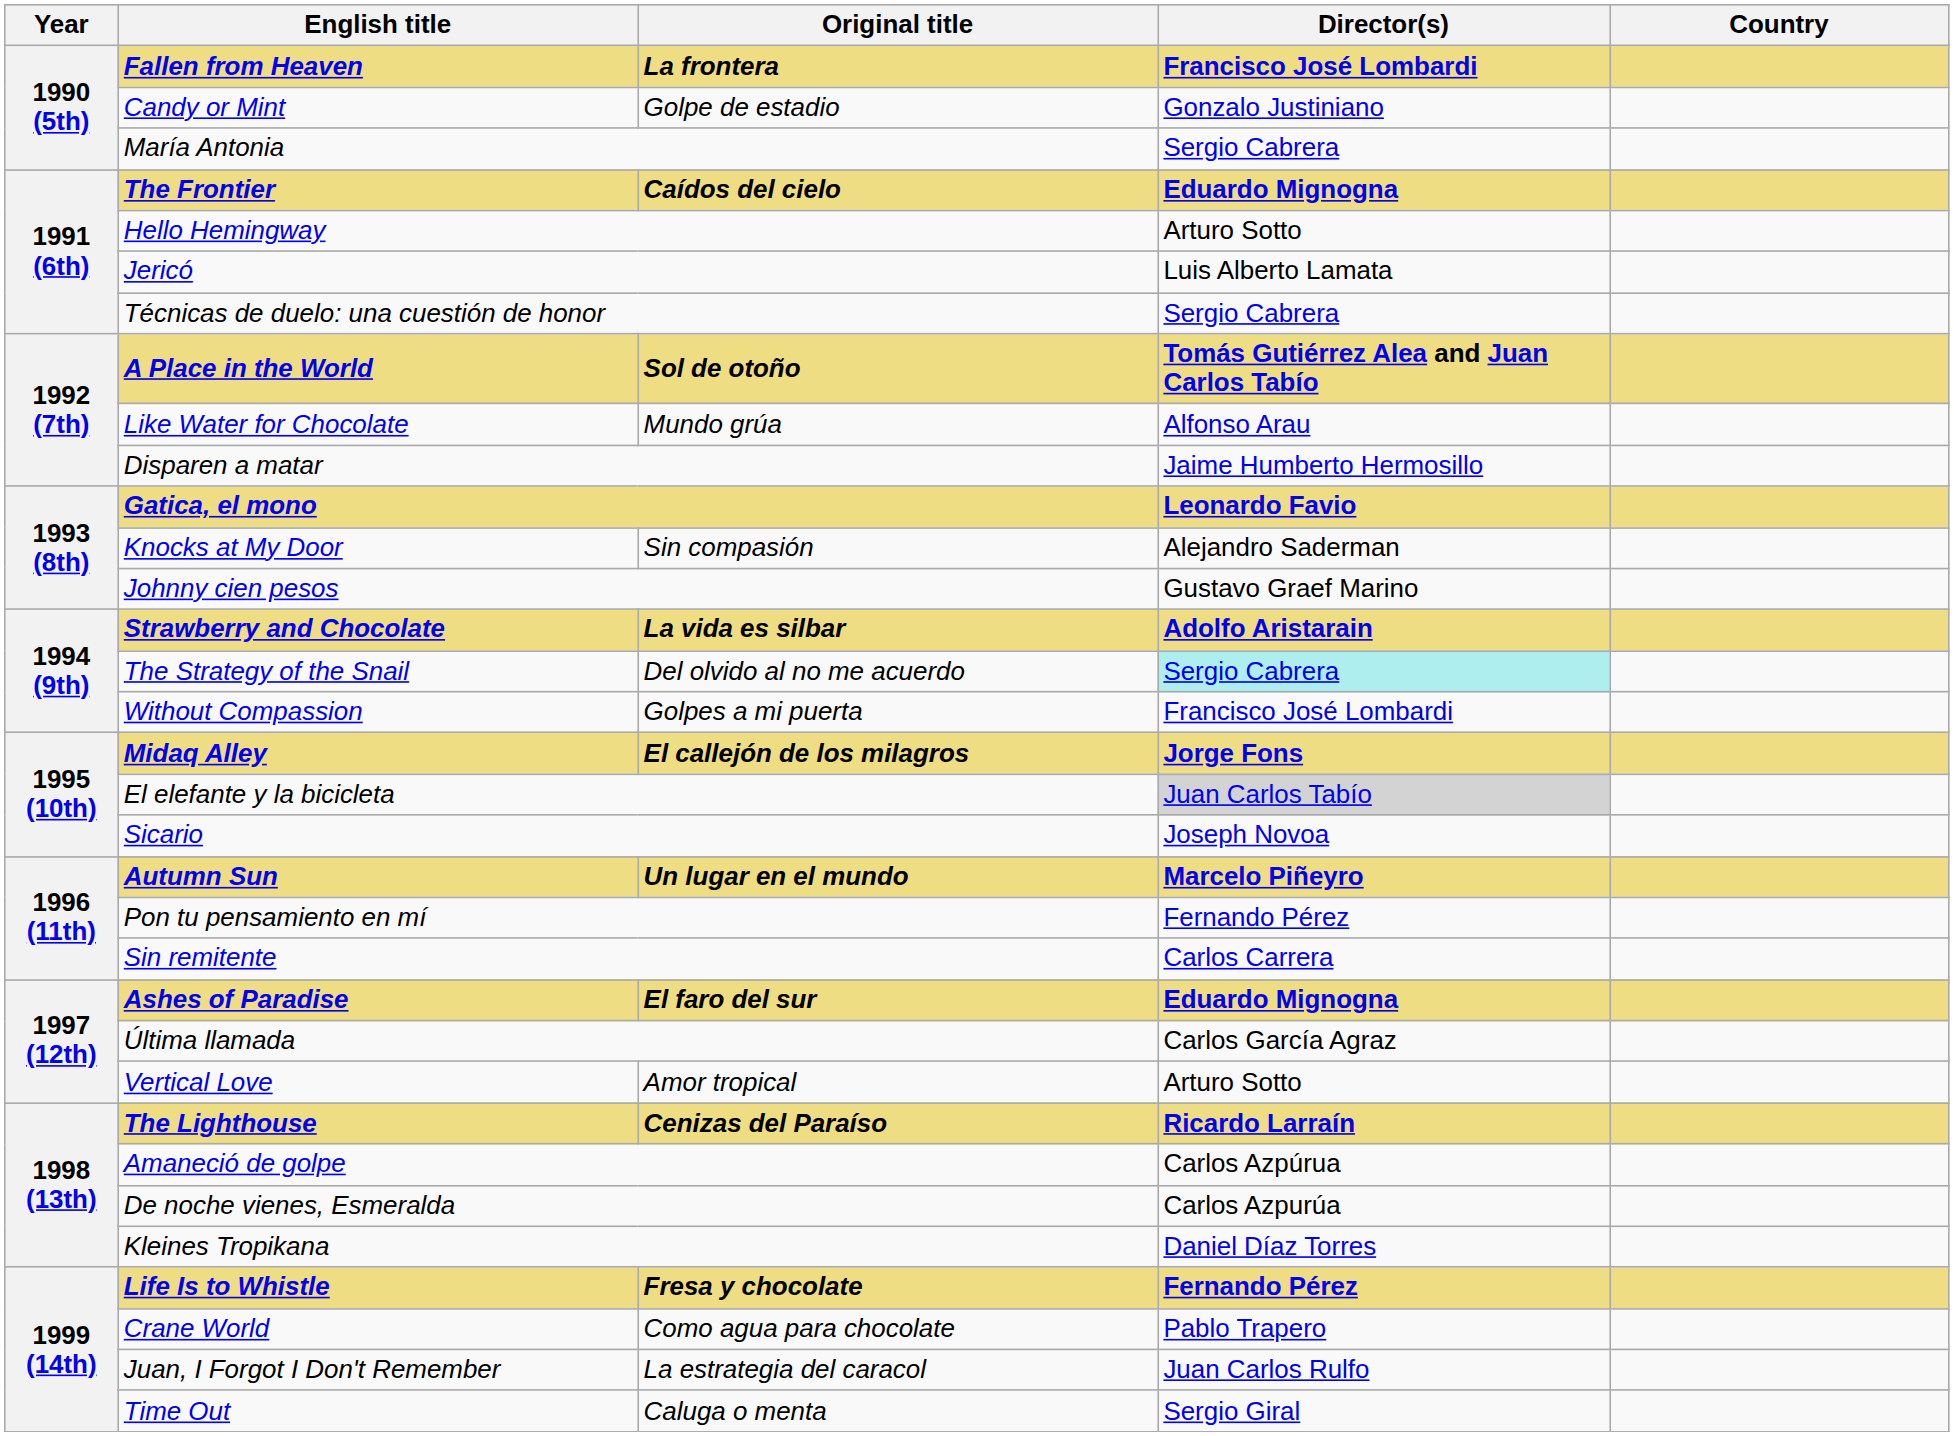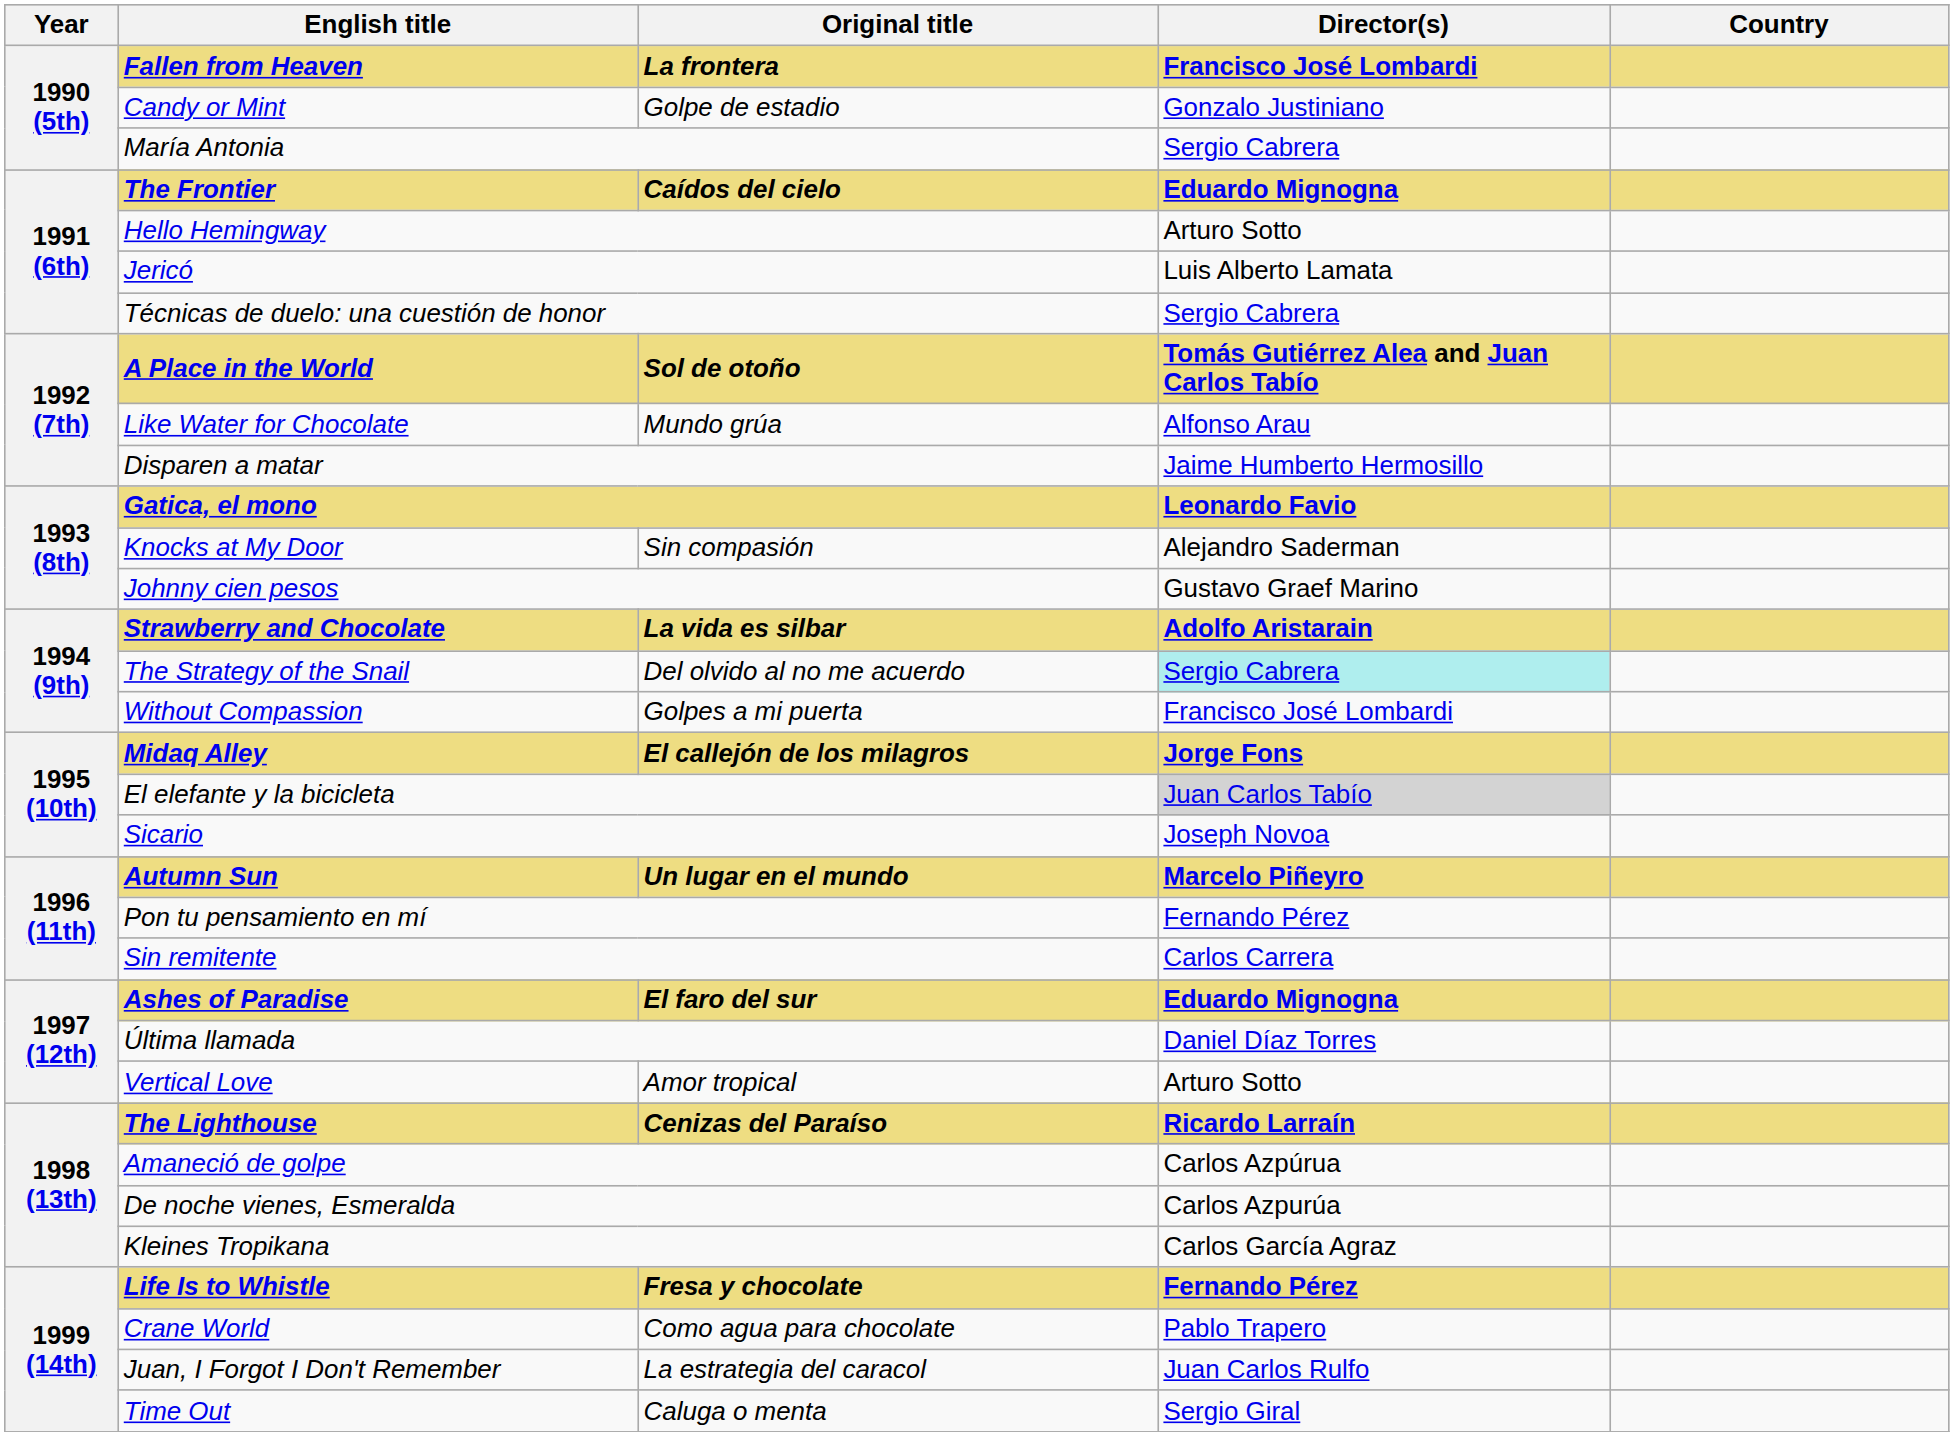(1280, 1040) Carlos García Agraz -> (1270, 1040) Daniel Díaz Torres
(1270, 1246) Daniel Díaz Torres -> (1280, 1246) Carlos García Agraz
